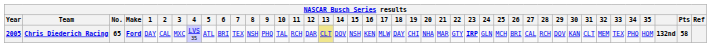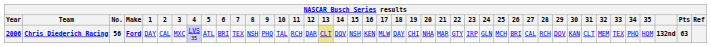(14, 33) 2005 -> (14, 33) 2006
(117, 33) 65 -> (117, 33) 56
(472, 33) bold -> (472, 33) normal
(684, 33) 58 -> (684, 33) 63
